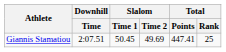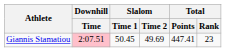(91, 40) no background -> (91, 40) pink background
(209, 40) 25 -> (209, 40) 23
